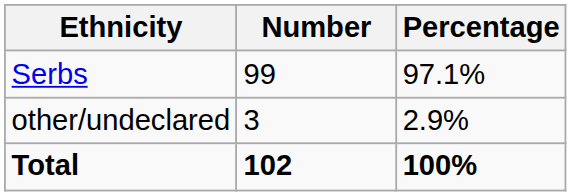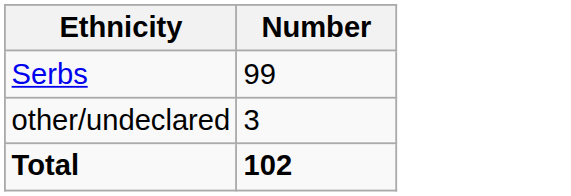- column: (481, 27)
